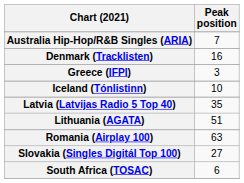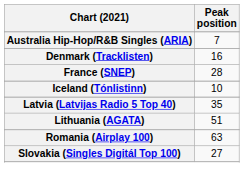+ row: (99, 72)
- row: (99, 72)
- row: (99, 170)
